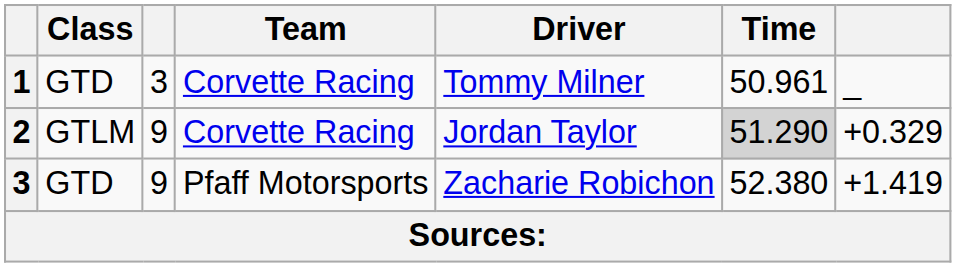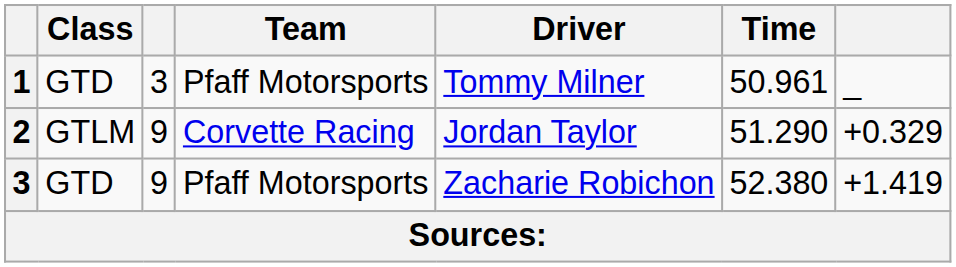(299, 81) Corvette Racing -> (306, 81) Pfaff Motorsports
(779, 132) lightgrey background -> (779, 132) no background
